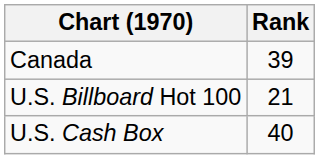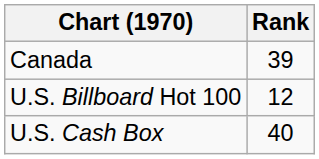(281, 97) 21 -> (281, 97) 12
